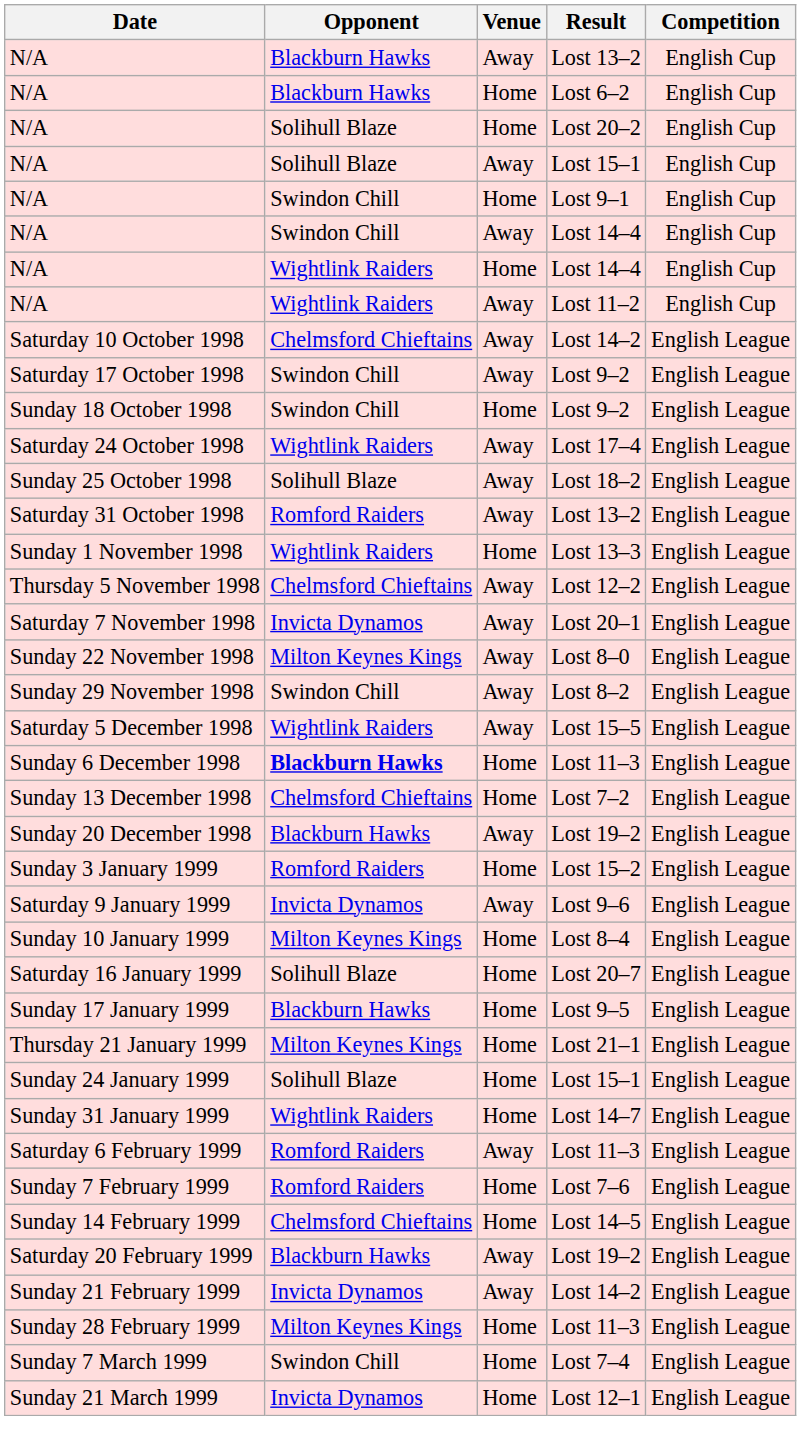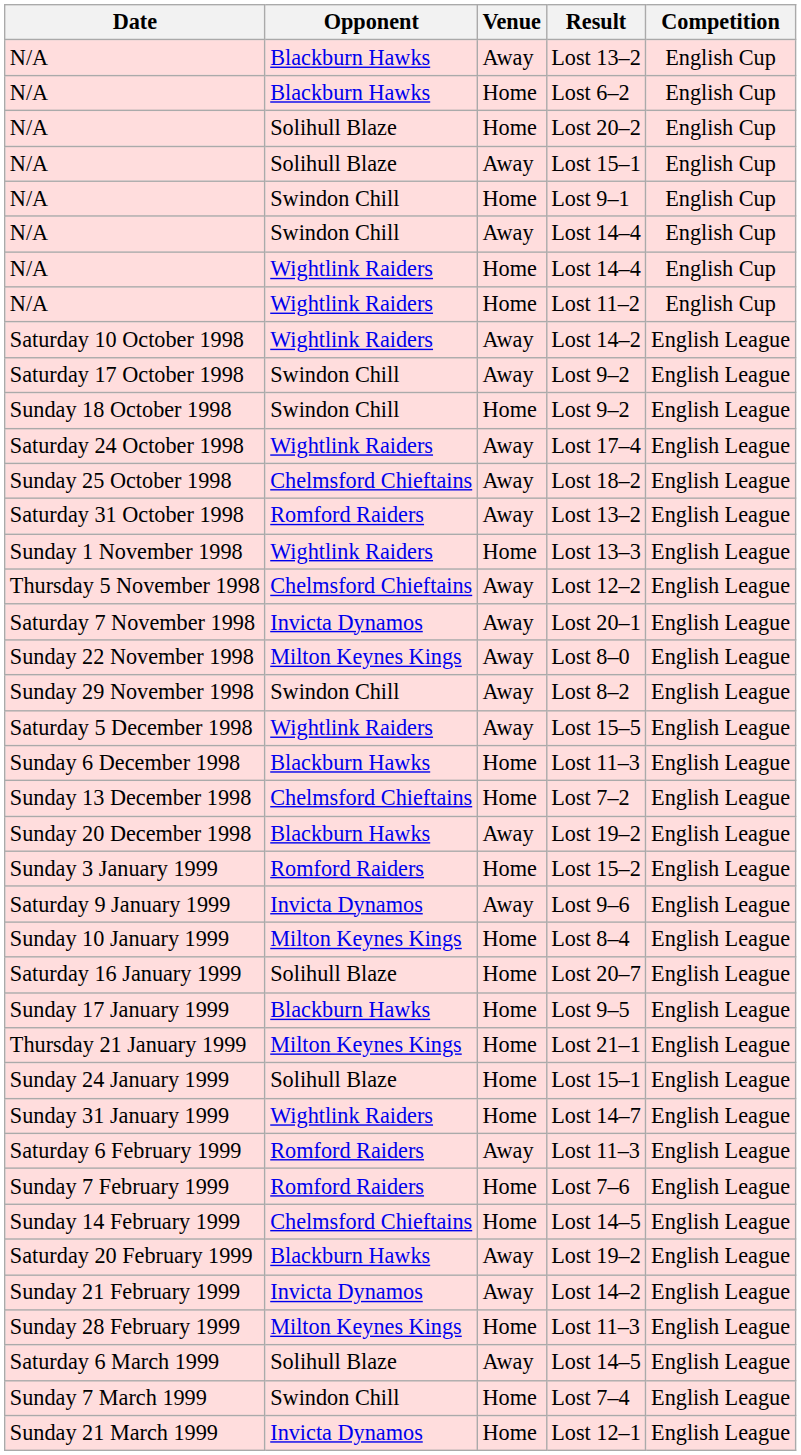(508, 304) Away -> (510, 304) Home
(371, 339) Chelmsford Chieftains -> (352, 339) Wightlink Raiders
(334, 480) Solihull Blaze -> (371, 480) Chelmsford Chieftains
(356, 762) bold -> (350, 762) normal
+ row: (115, 1362)
